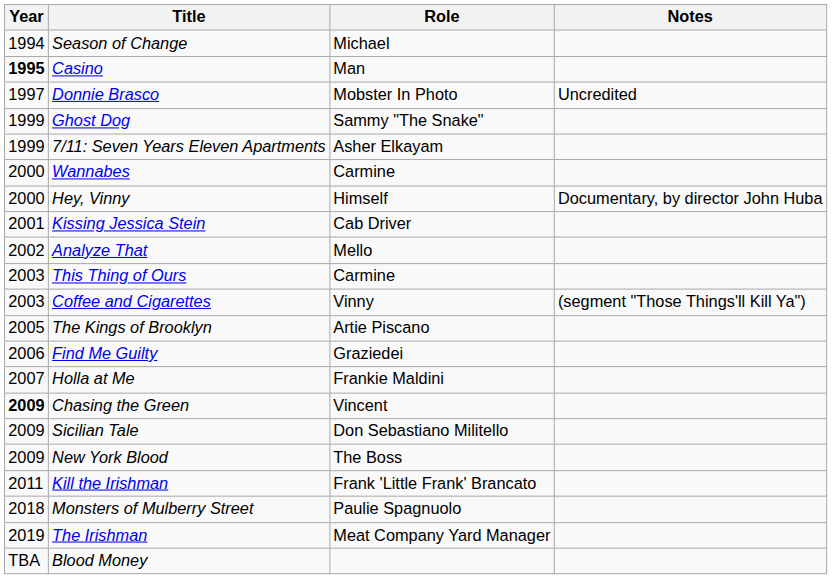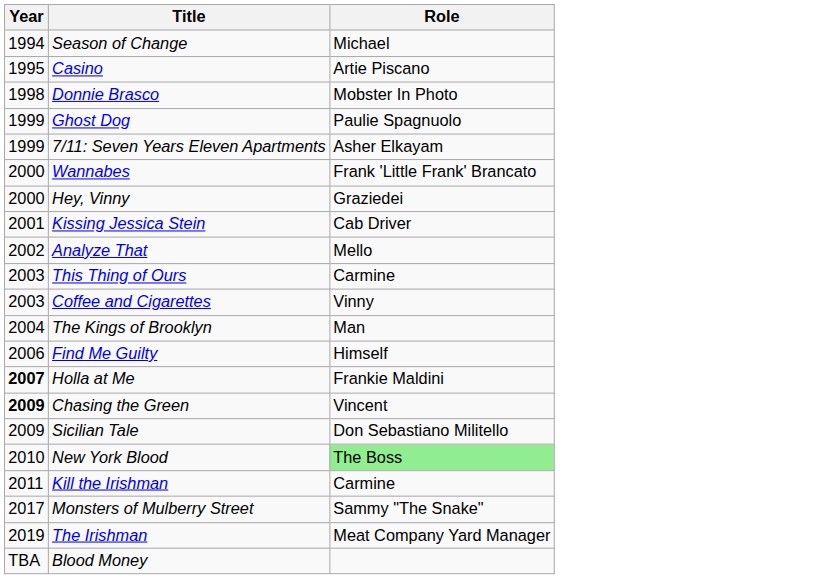- column: (690, 17)
(26, 69) bold -> (26, 69) normal
(349, 69) Man -> (381, 69) Artie Piscano
(26, 95) 1997 -> (26, 95) 1998
(408, 120) Sammy "The Snake" -> (397, 120) Paulie Spagnuolo
(364, 172) Carmine -> (435, 172) Frank 'Little Frank' Brancato
(361, 198) Himself -> (368, 198) Graziedei
(26, 328) 2005 -> (26, 328) 2004
(381, 328) Artie Piscano -> (349, 328) Man
(368, 353) Graziedei -> (361, 353) Himself
(26, 379) normal -> (26, 379) bold
(26, 457) 2009 -> (26, 457) 2010
(368, 457) no background -> (368, 457) lightgreen background
(435, 483) Frank 'Little Frank' Brancato -> (364, 483) Carmine
(26, 509) 2018 -> (26, 509) 2017
(397, 509) Paulie Spagnuolo -> (408, 509) Sammy "The Snake"
